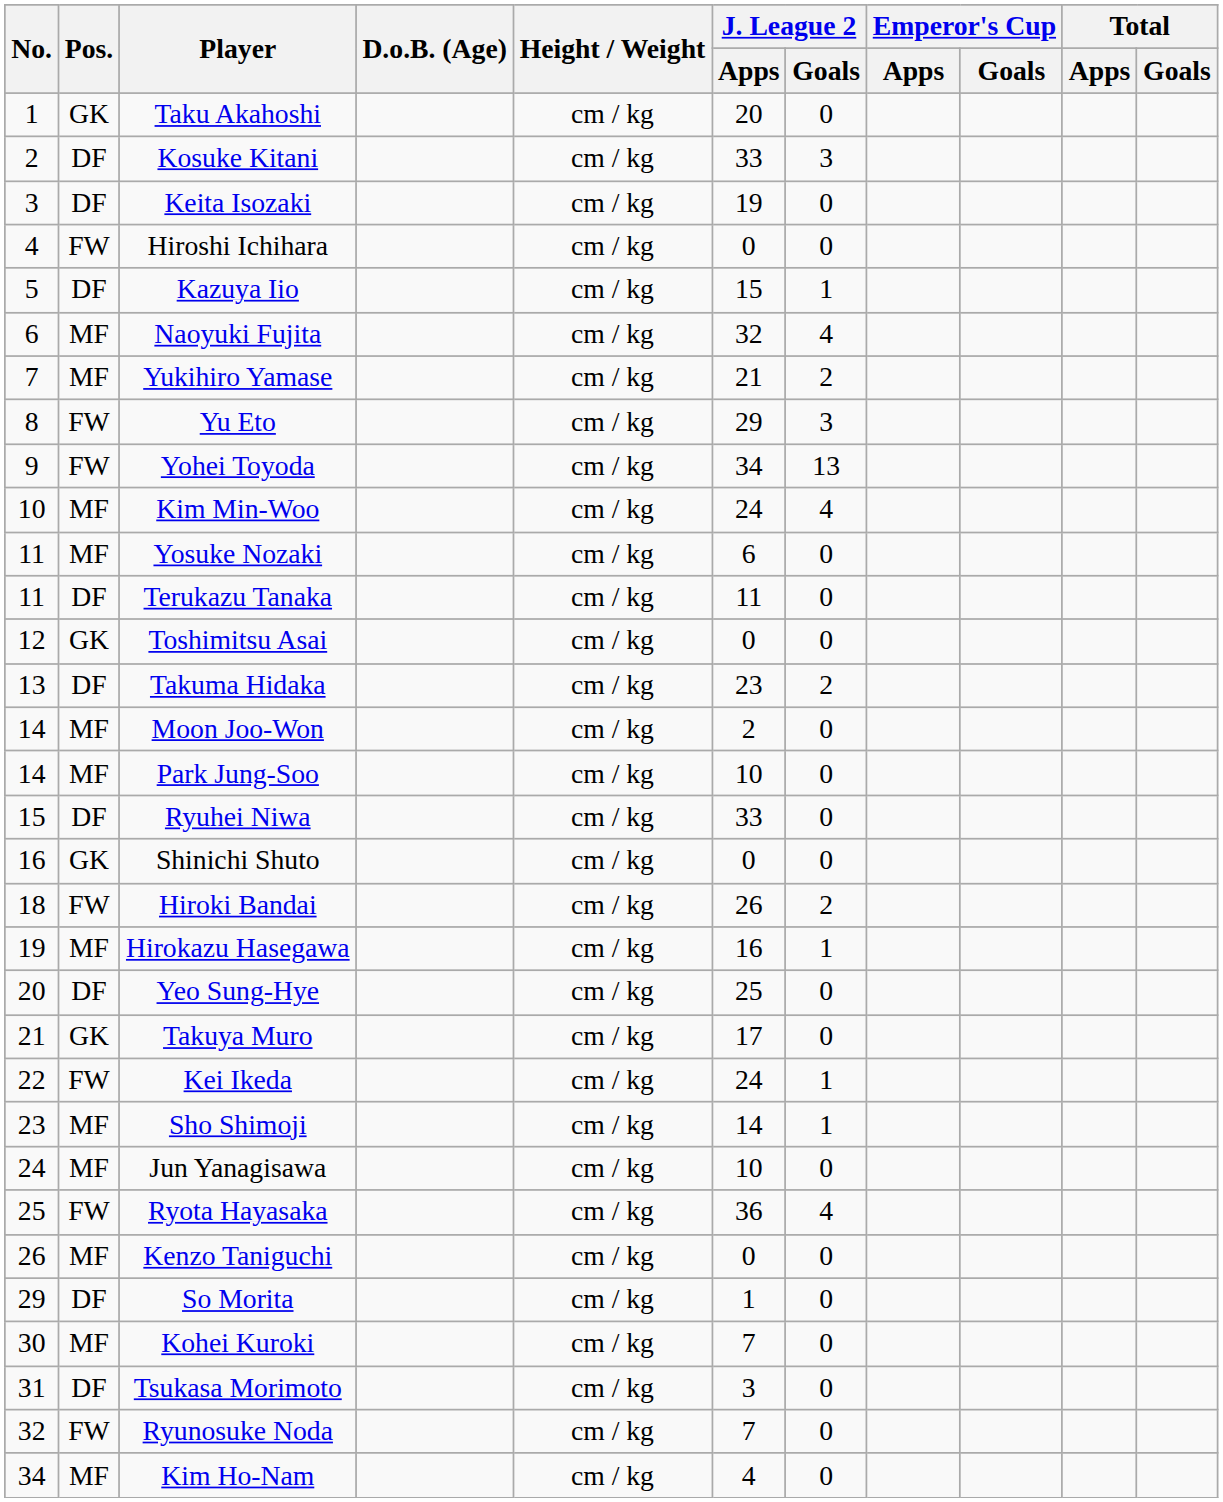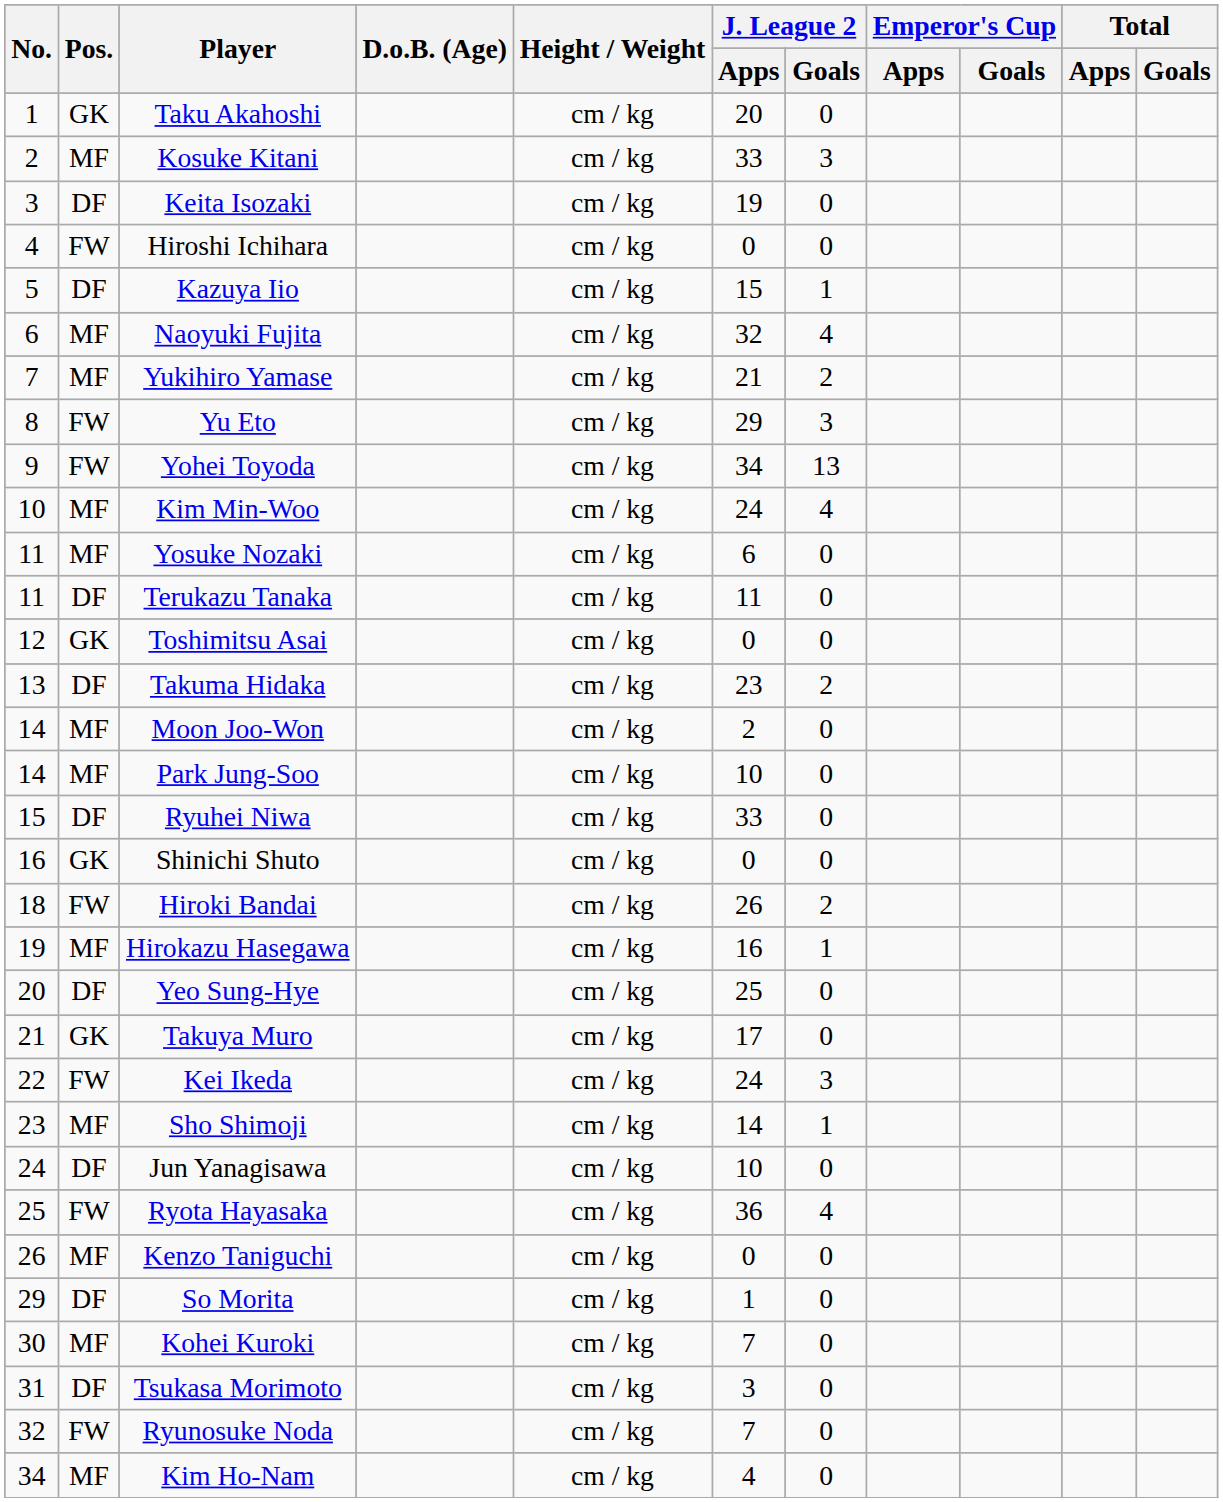(89, 158) DF -> (89, 158) MF
(826, 1080) 1 -> (826, 1080) 3
(89, 1167) MF -> (89, 1167) DF
